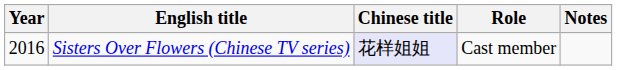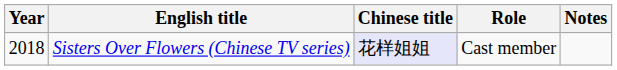(27, 48) 2016 -> (27, 48) 2018
